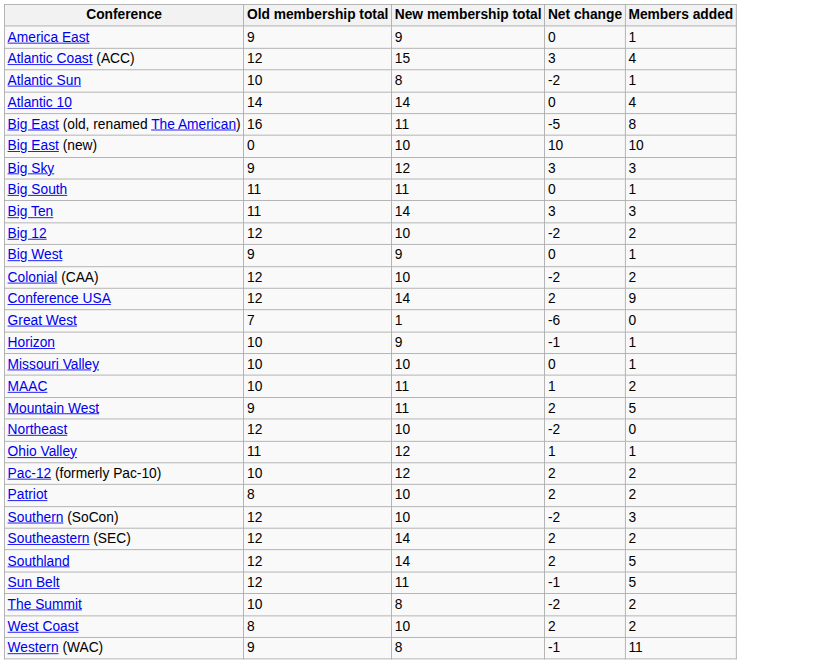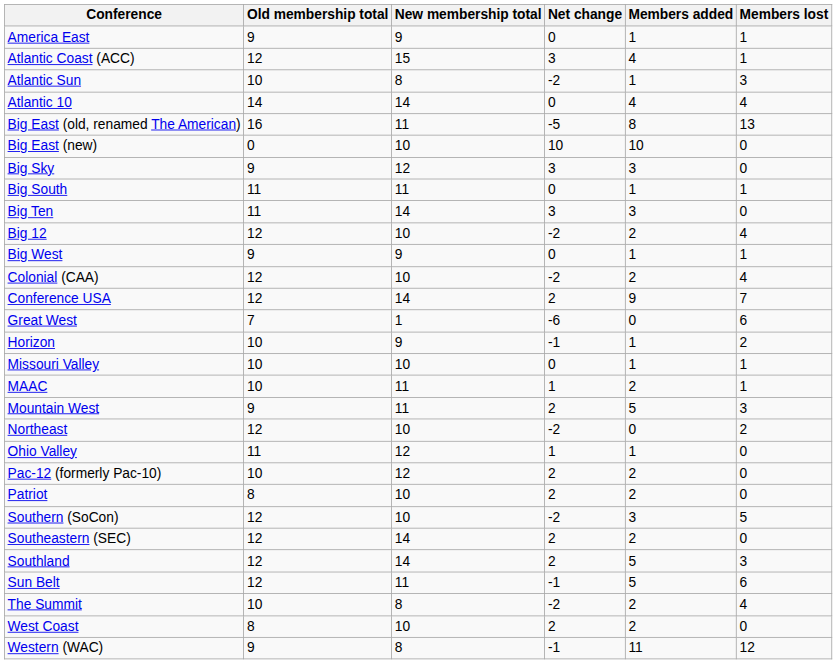+ column: (784, 15)
